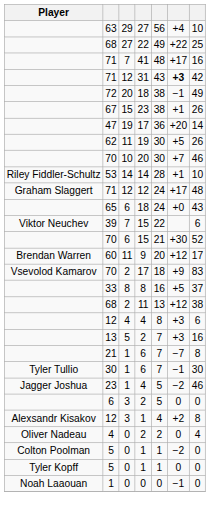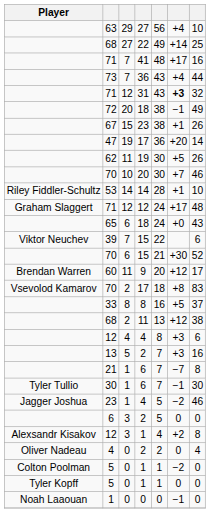(178, 45) +22 -> (178, 45) +14
+ row: (111, 77)
(198, 77) 42 -> (198, 93) 32
(178, 272) +9 -> (178, 288) +8
